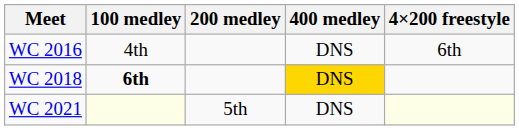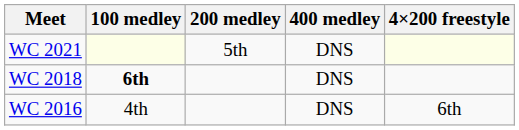rows swapped: (45, 49) <-> (45, 109)
(335, 79) gold background -> (335, 79) no background
